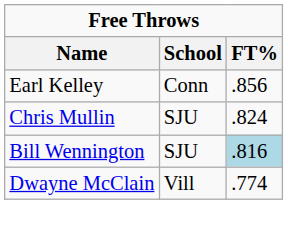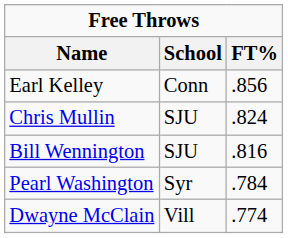(249, 150) lightblue background -> (249, 150) no background
+ row: (81, 183)
